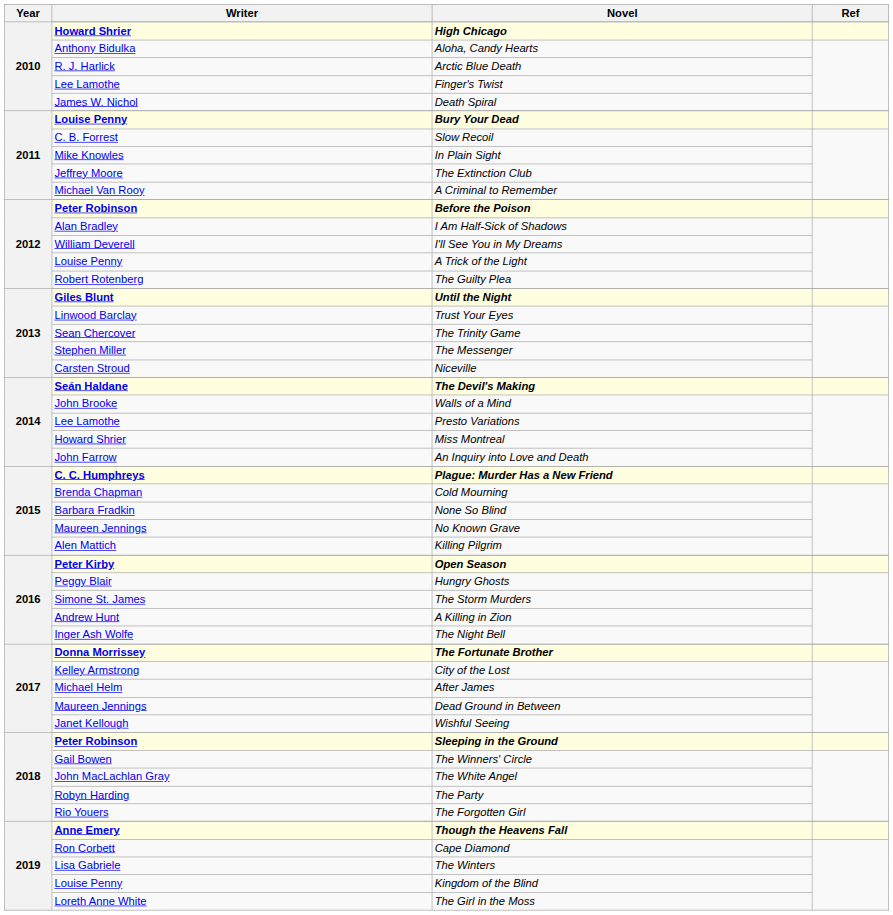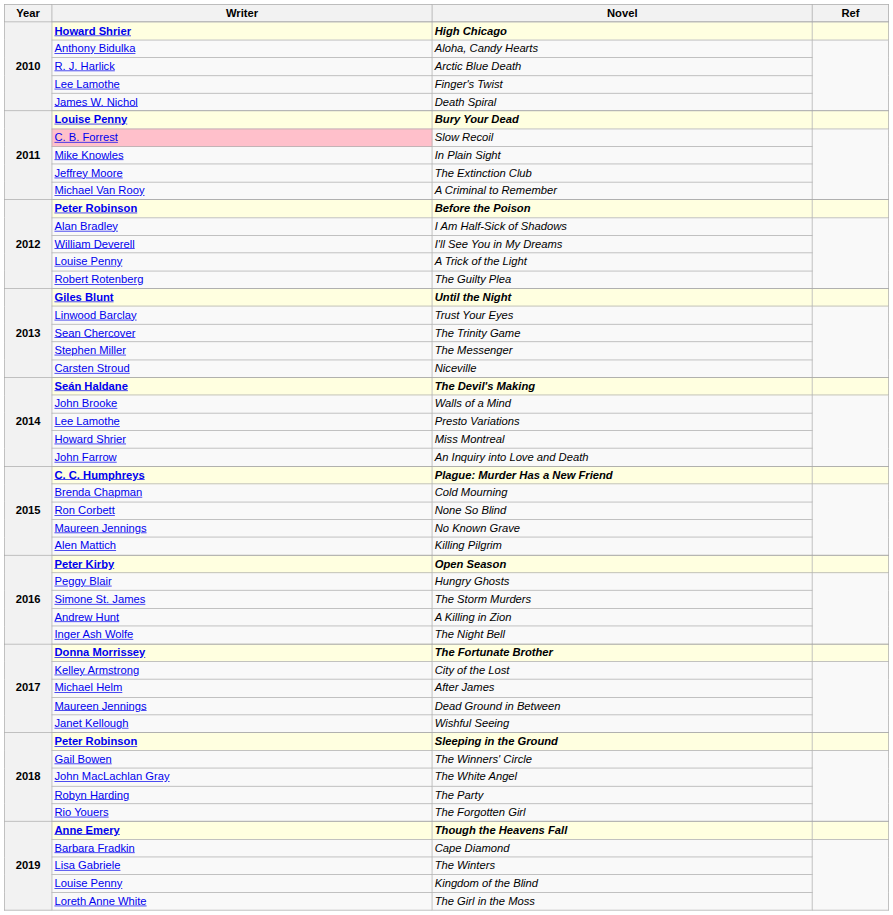(86, 137) no background -> (86, 137) pink background
(95, 510) Barbara Fradkin -> (85, 510) Ron Corbett
(85, 848) Ron Corbett -> (95, 848) Barbara Fradkin
